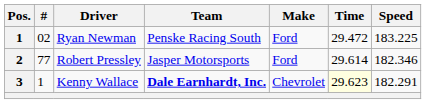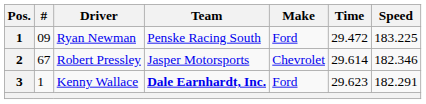(44, 37) 02 -> (44, 37) 09
(44, 59) 77 -> (44, 59) 67
(285, 59) Ford -> (299, 59) Chevrolet
(299, 81) Chevrolet -> (285, 81) Ford
(350, 81) lightyellow background -> (350, 81) no background
